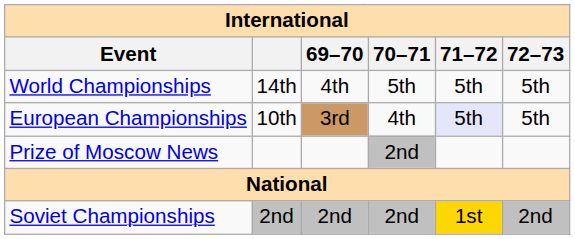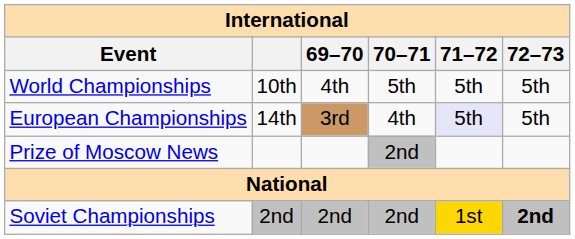(277, 86) 14th -> (277, 86) 10th
(277, 119) 10th -> (277, 119) 14th
(536, 217) normal -> (536, 217) bold
